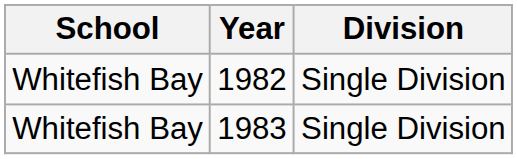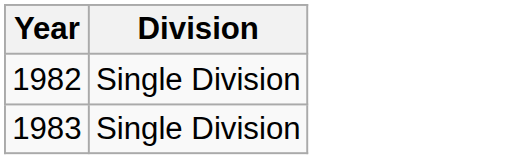- column: (108, 29)
